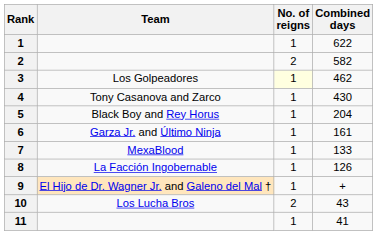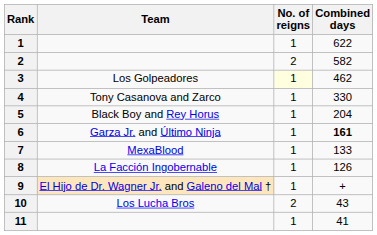(343, 97) 430 -> (343, 97) 330
(343, 132) normal -> (343, 132) bold
